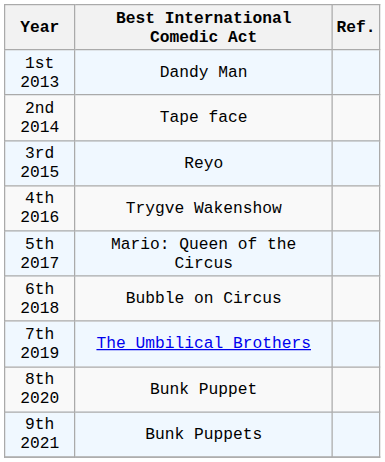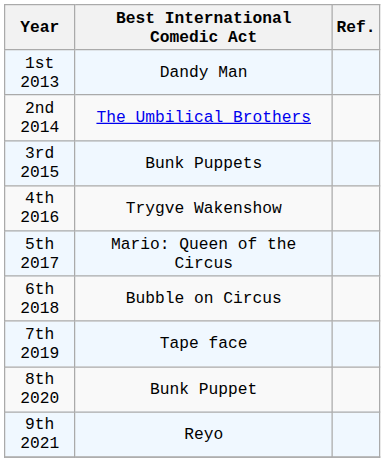(204, 118) Tape face -> (204, 118) The Umbilical Brothers
(204, 163) Reyo -> (204, 163) Bunk Puppets
(204, 344) The Umbilical Brothers -> (204, 344) Tape face
(204, 434) Bunk Puppets -> (204, 434) Reyo
